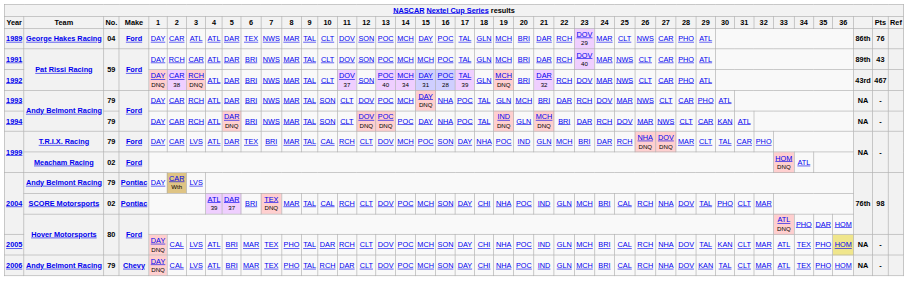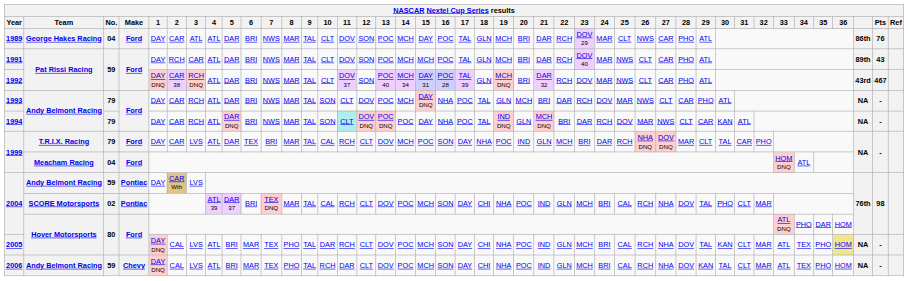(251, 39) TEX -> (251, 39) BRI
(347, 121) no background -> (347, 121) paleturquoise background
(111, 162) 02 -> (111, 162) 04
(111, 183) 79 -> (111, 183) 59
(111, 265) 79 -> (111, 265) 59
